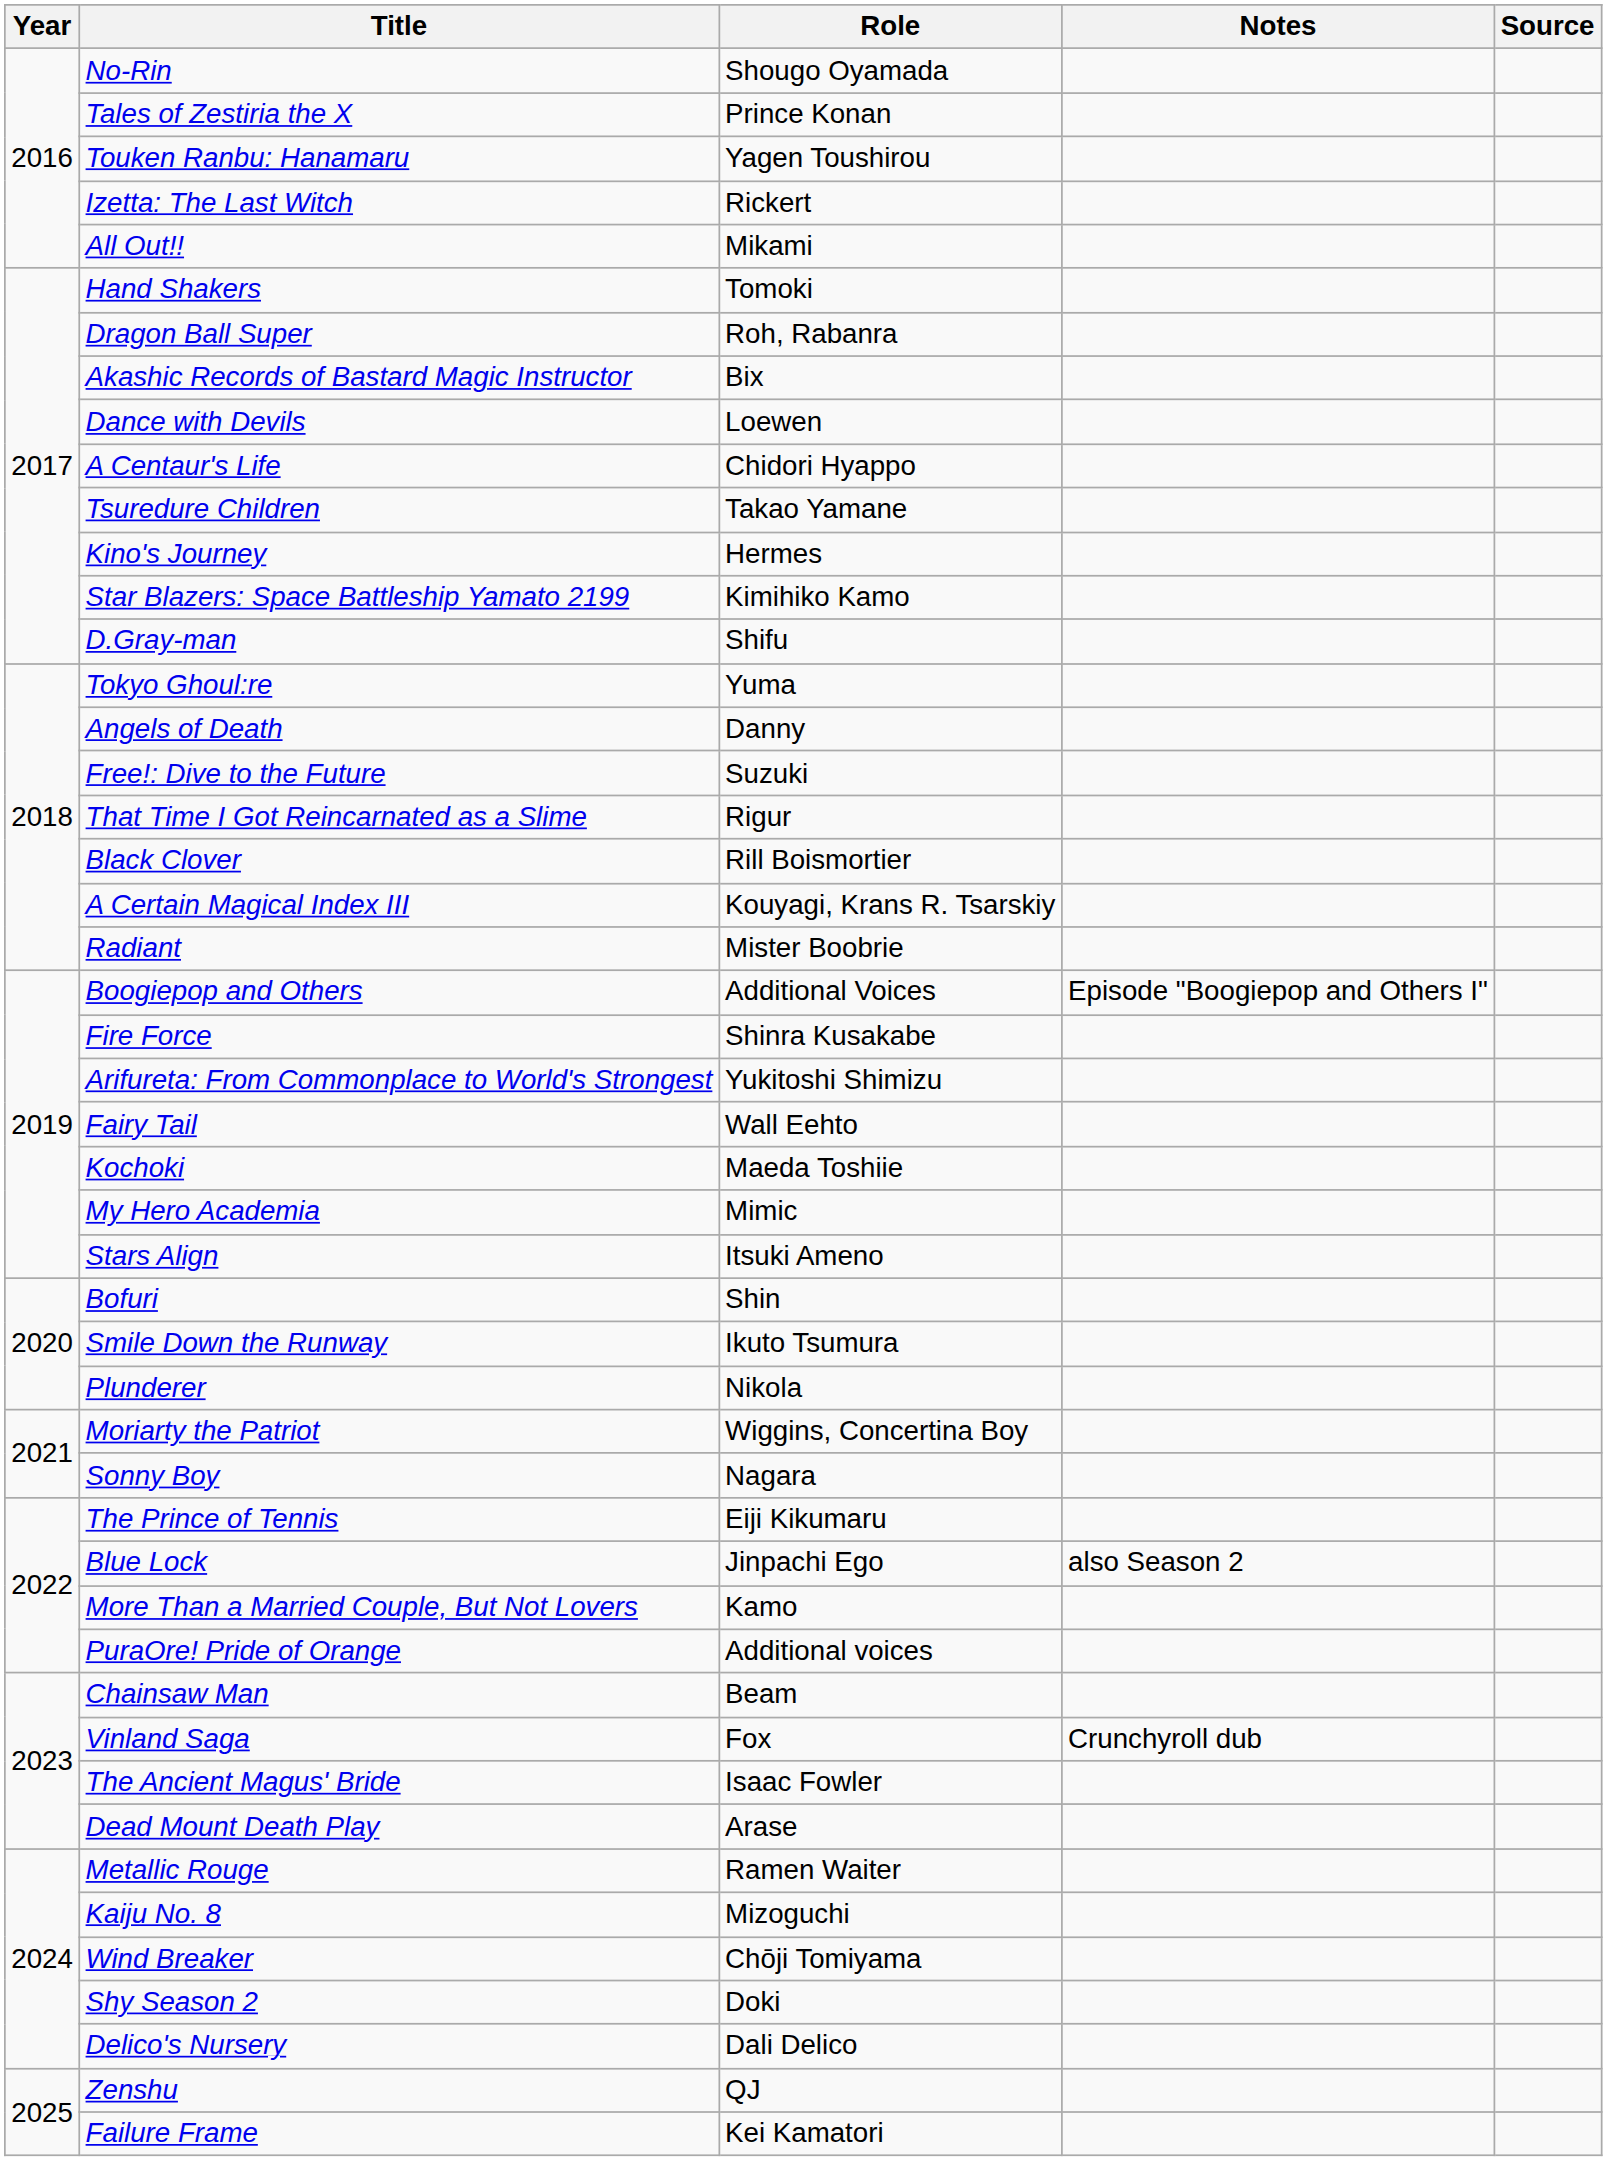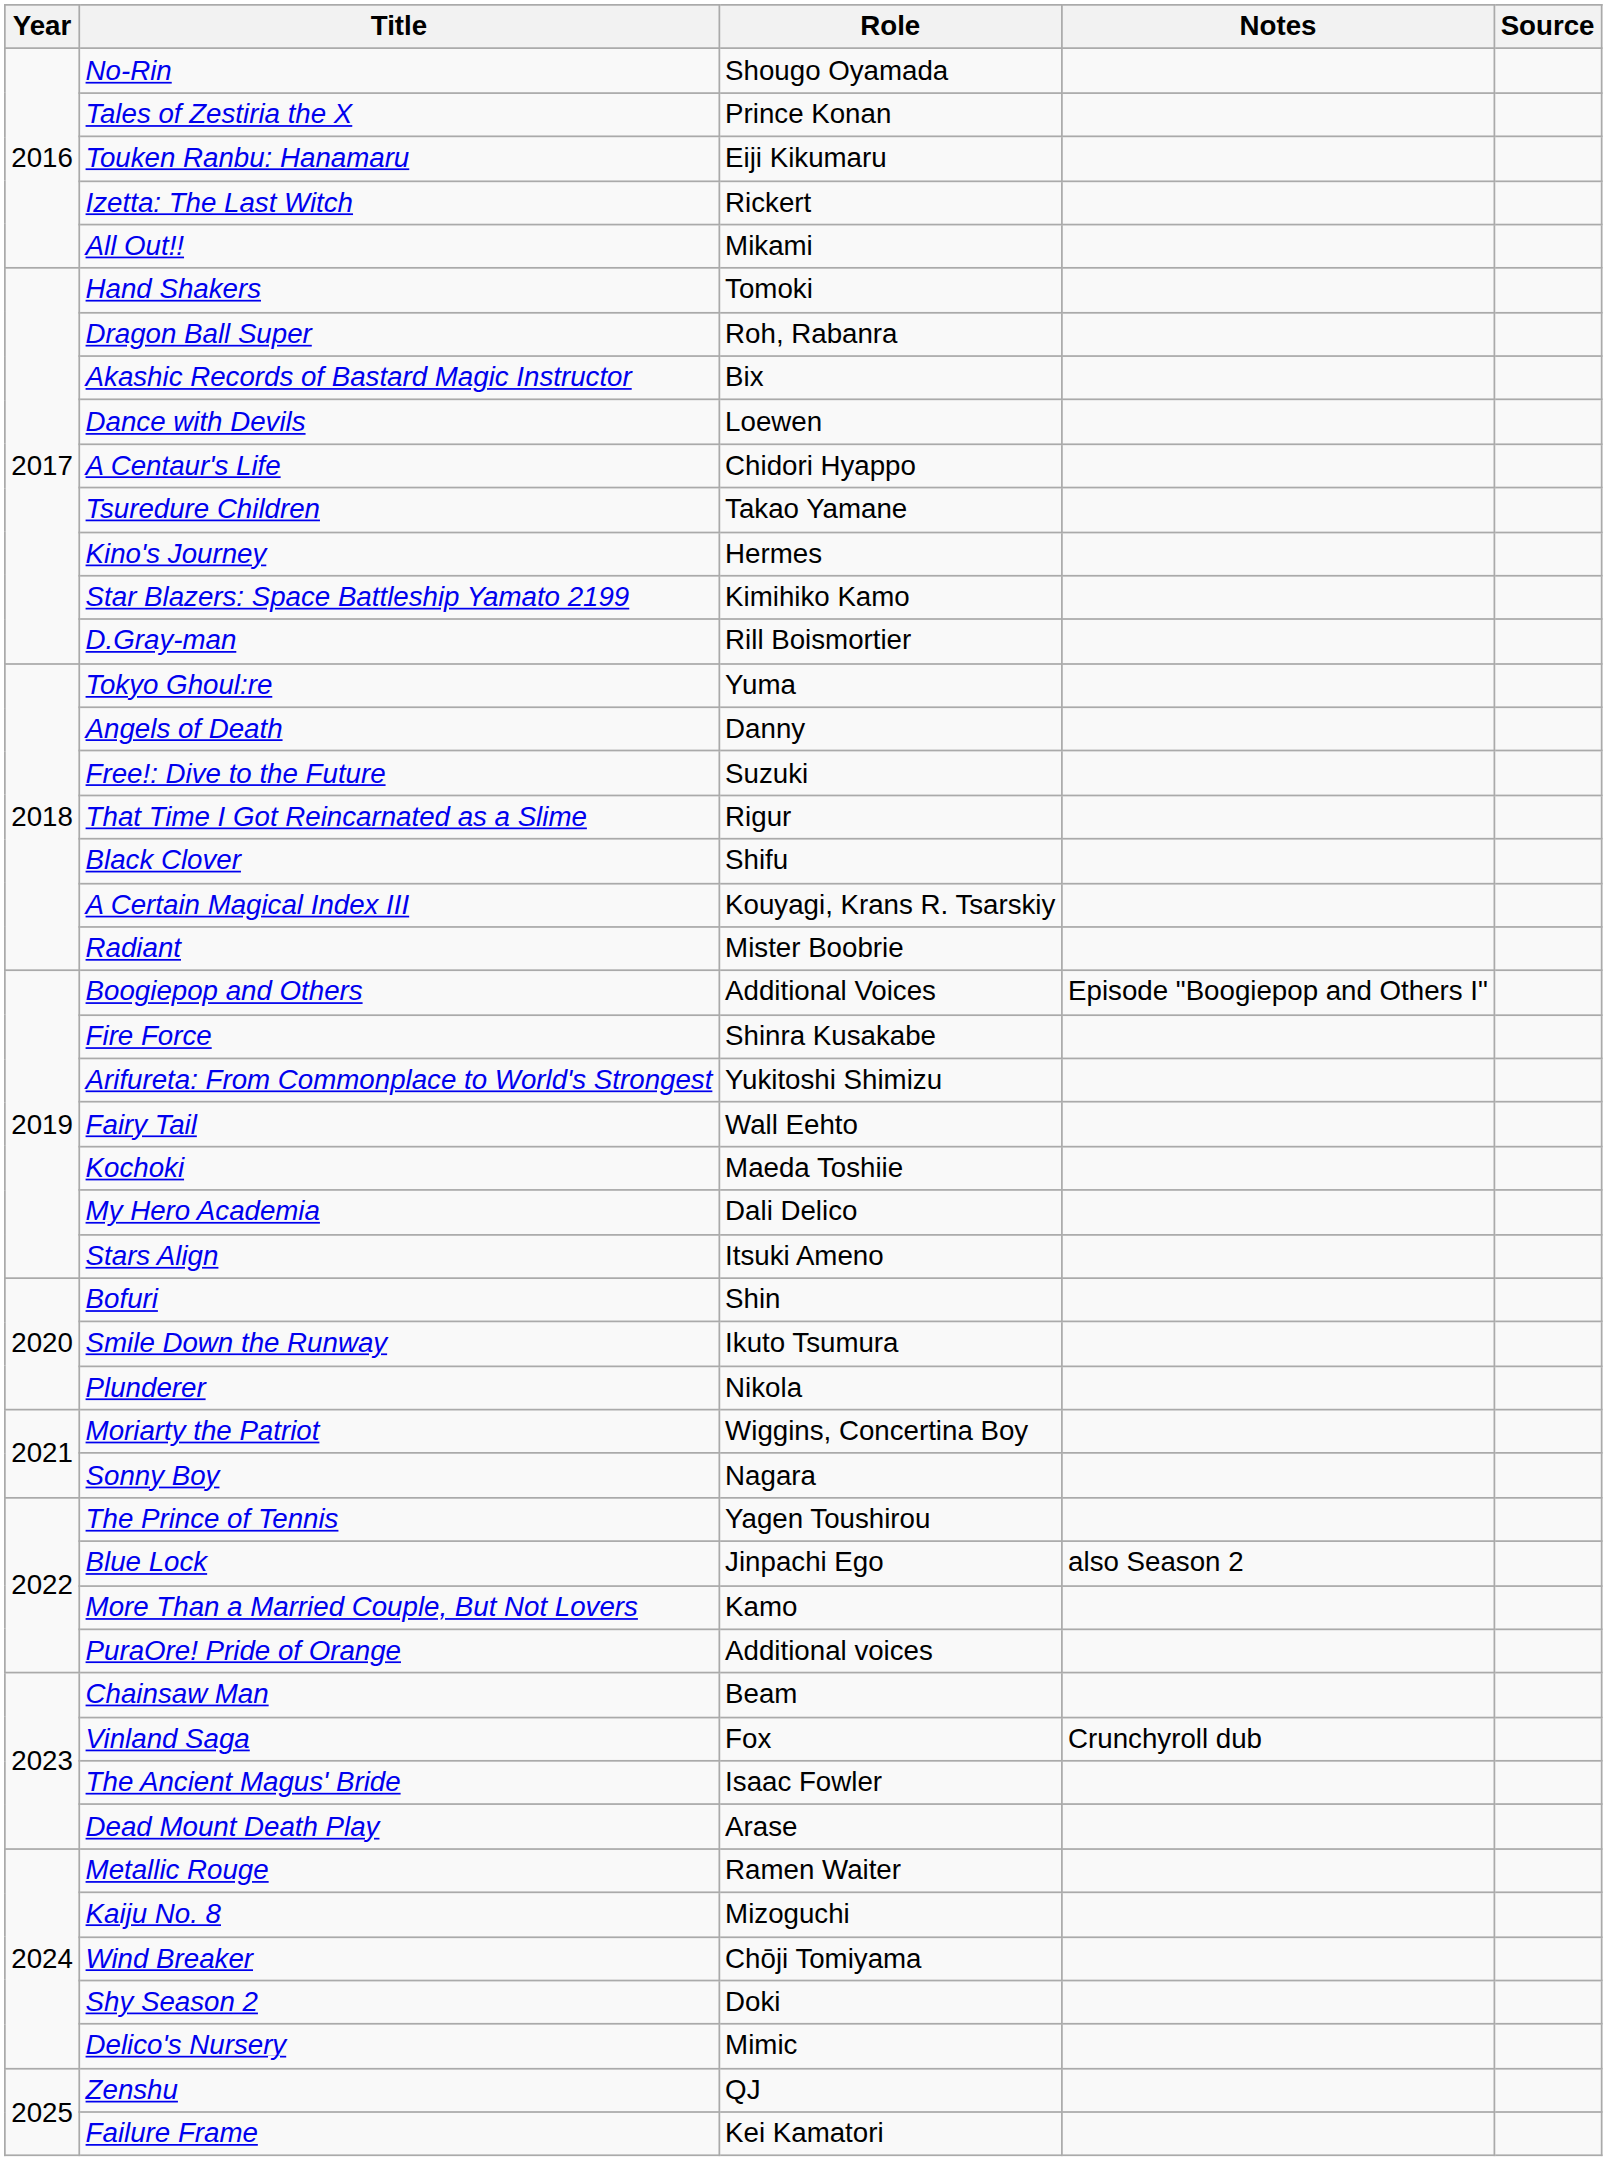(828, 158) Yagen Toushirou -> (806, 158) Eiji Kikumaru
(757, 641) Shifu -> (818, 641) Rill Boismortier
(818, 860) Rill Boismortier -> (757, 860) Shifu
(761, 1211) Mimic -> (791, 1211) Dali Delico
(806, 1519) Eiji Kikumaru -> (828, 1519) Yagen Toushirou
(791, 2045) Dali Delico -> (761, 2045) Mimic
